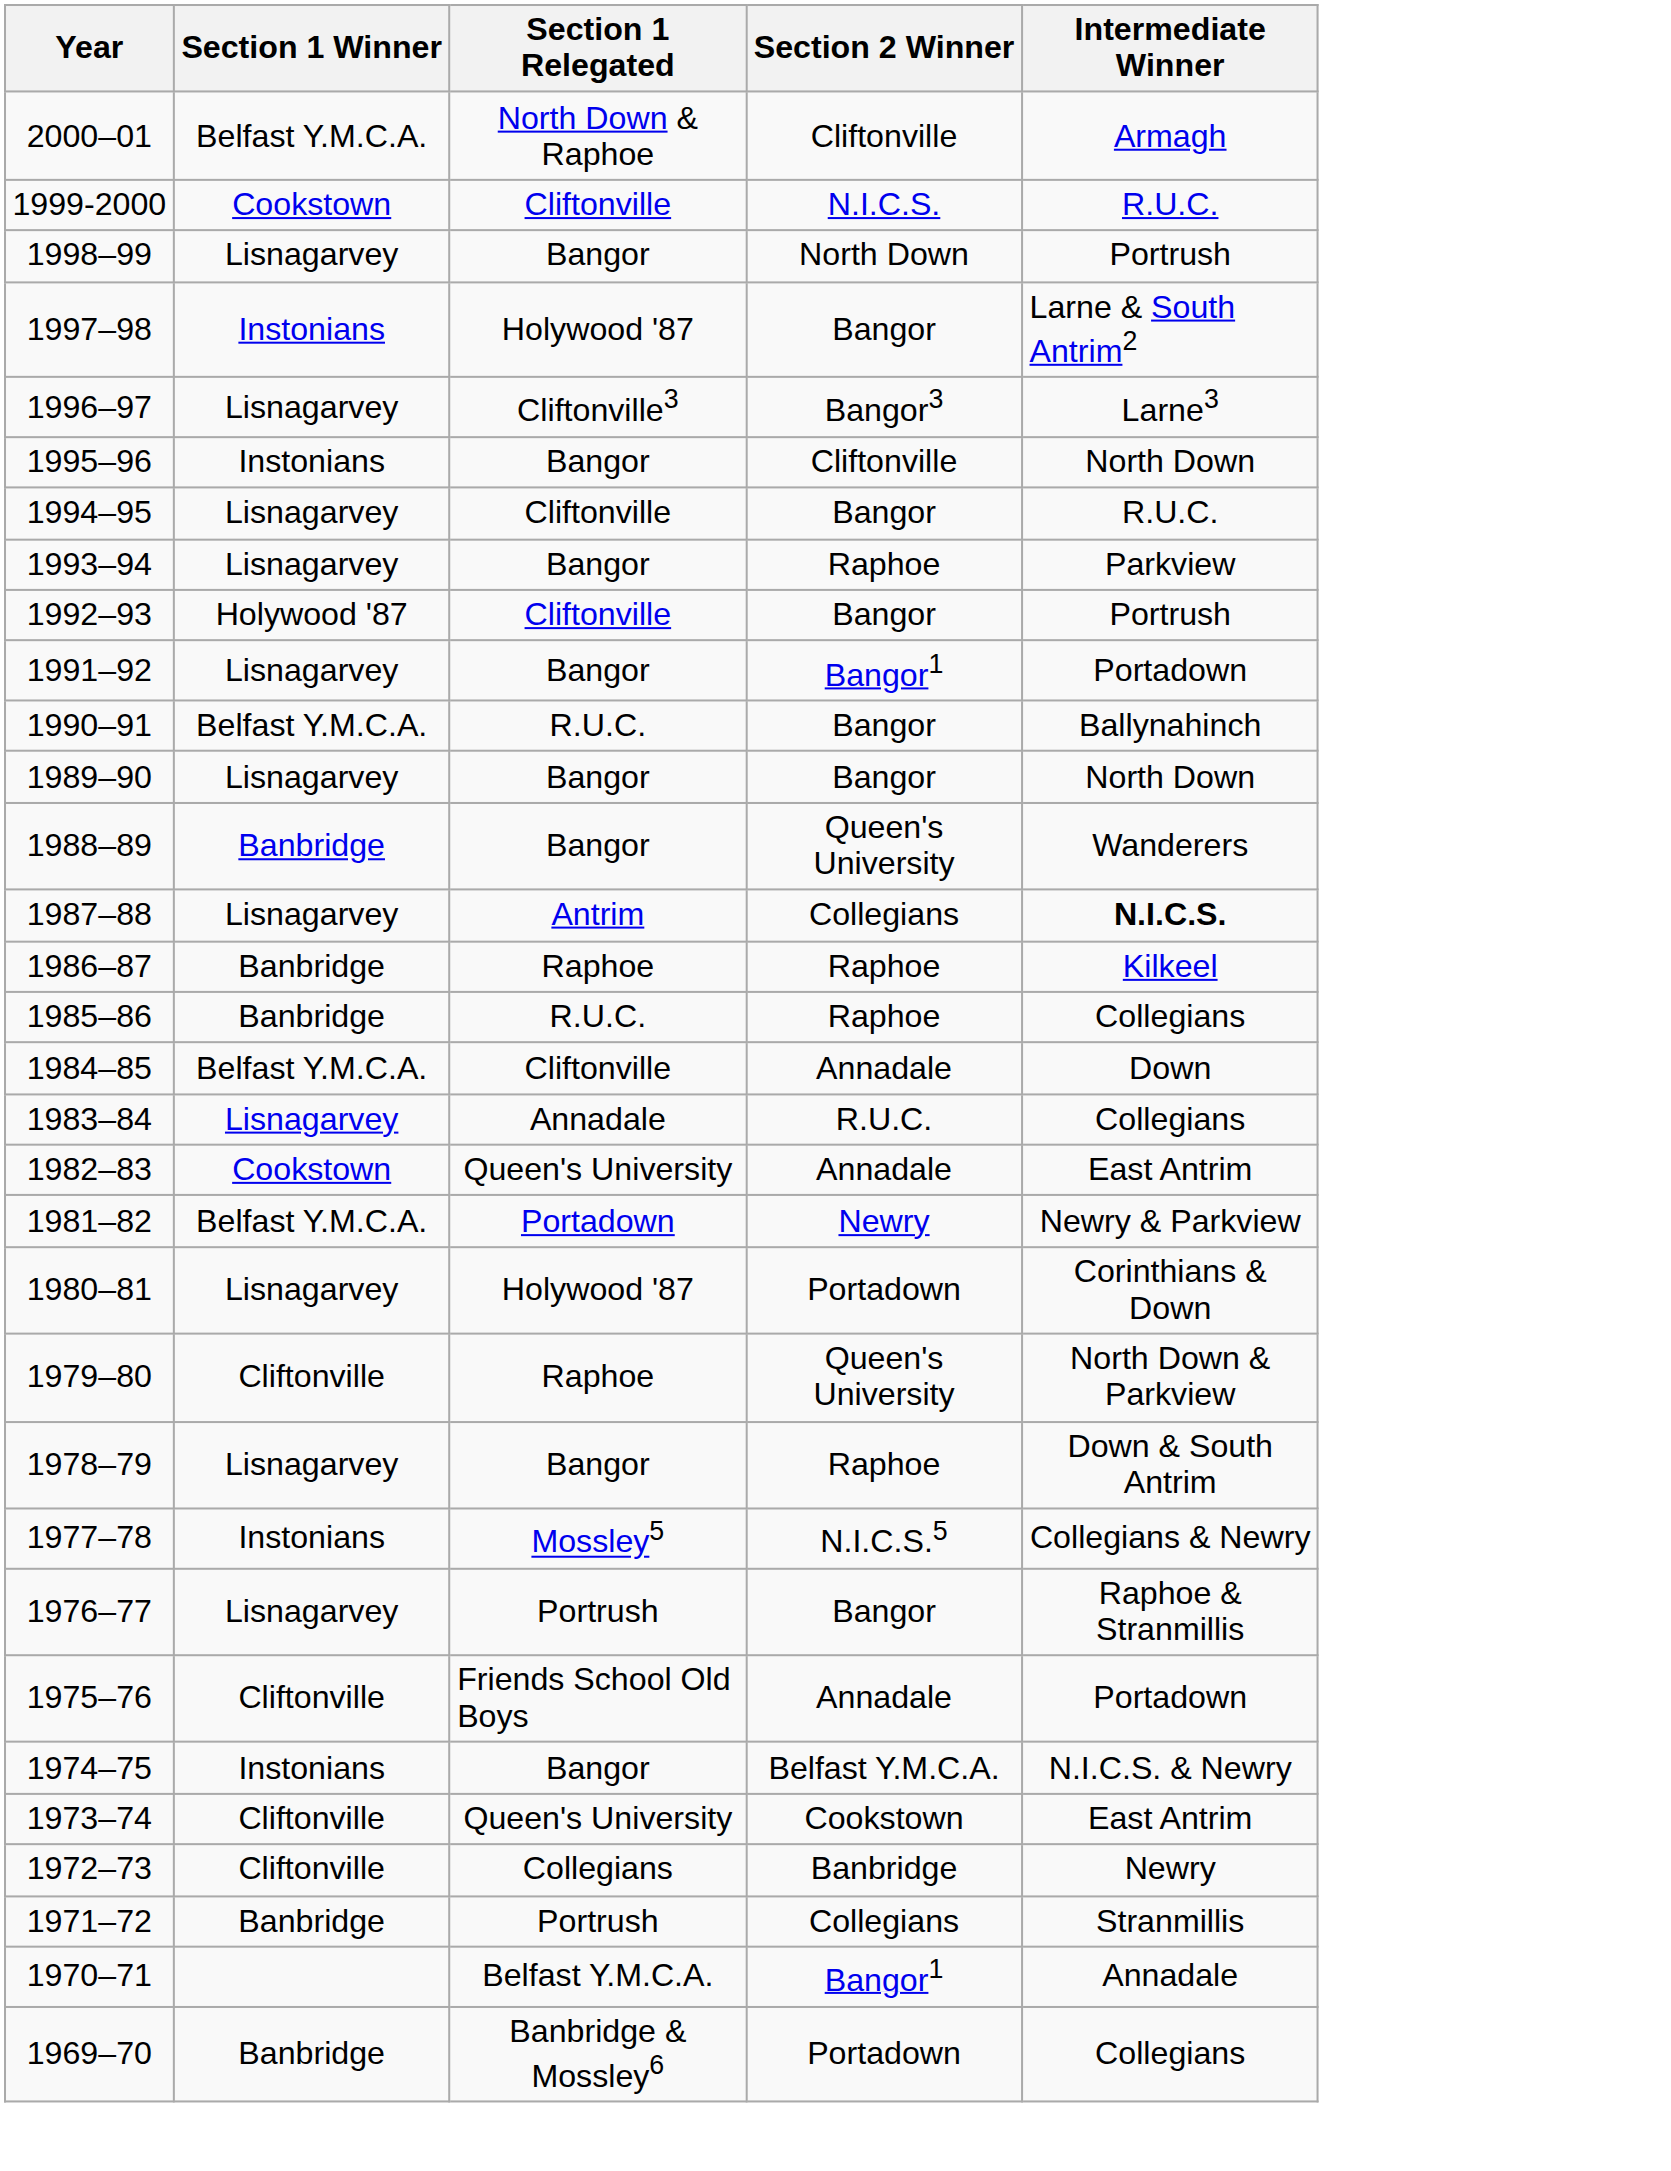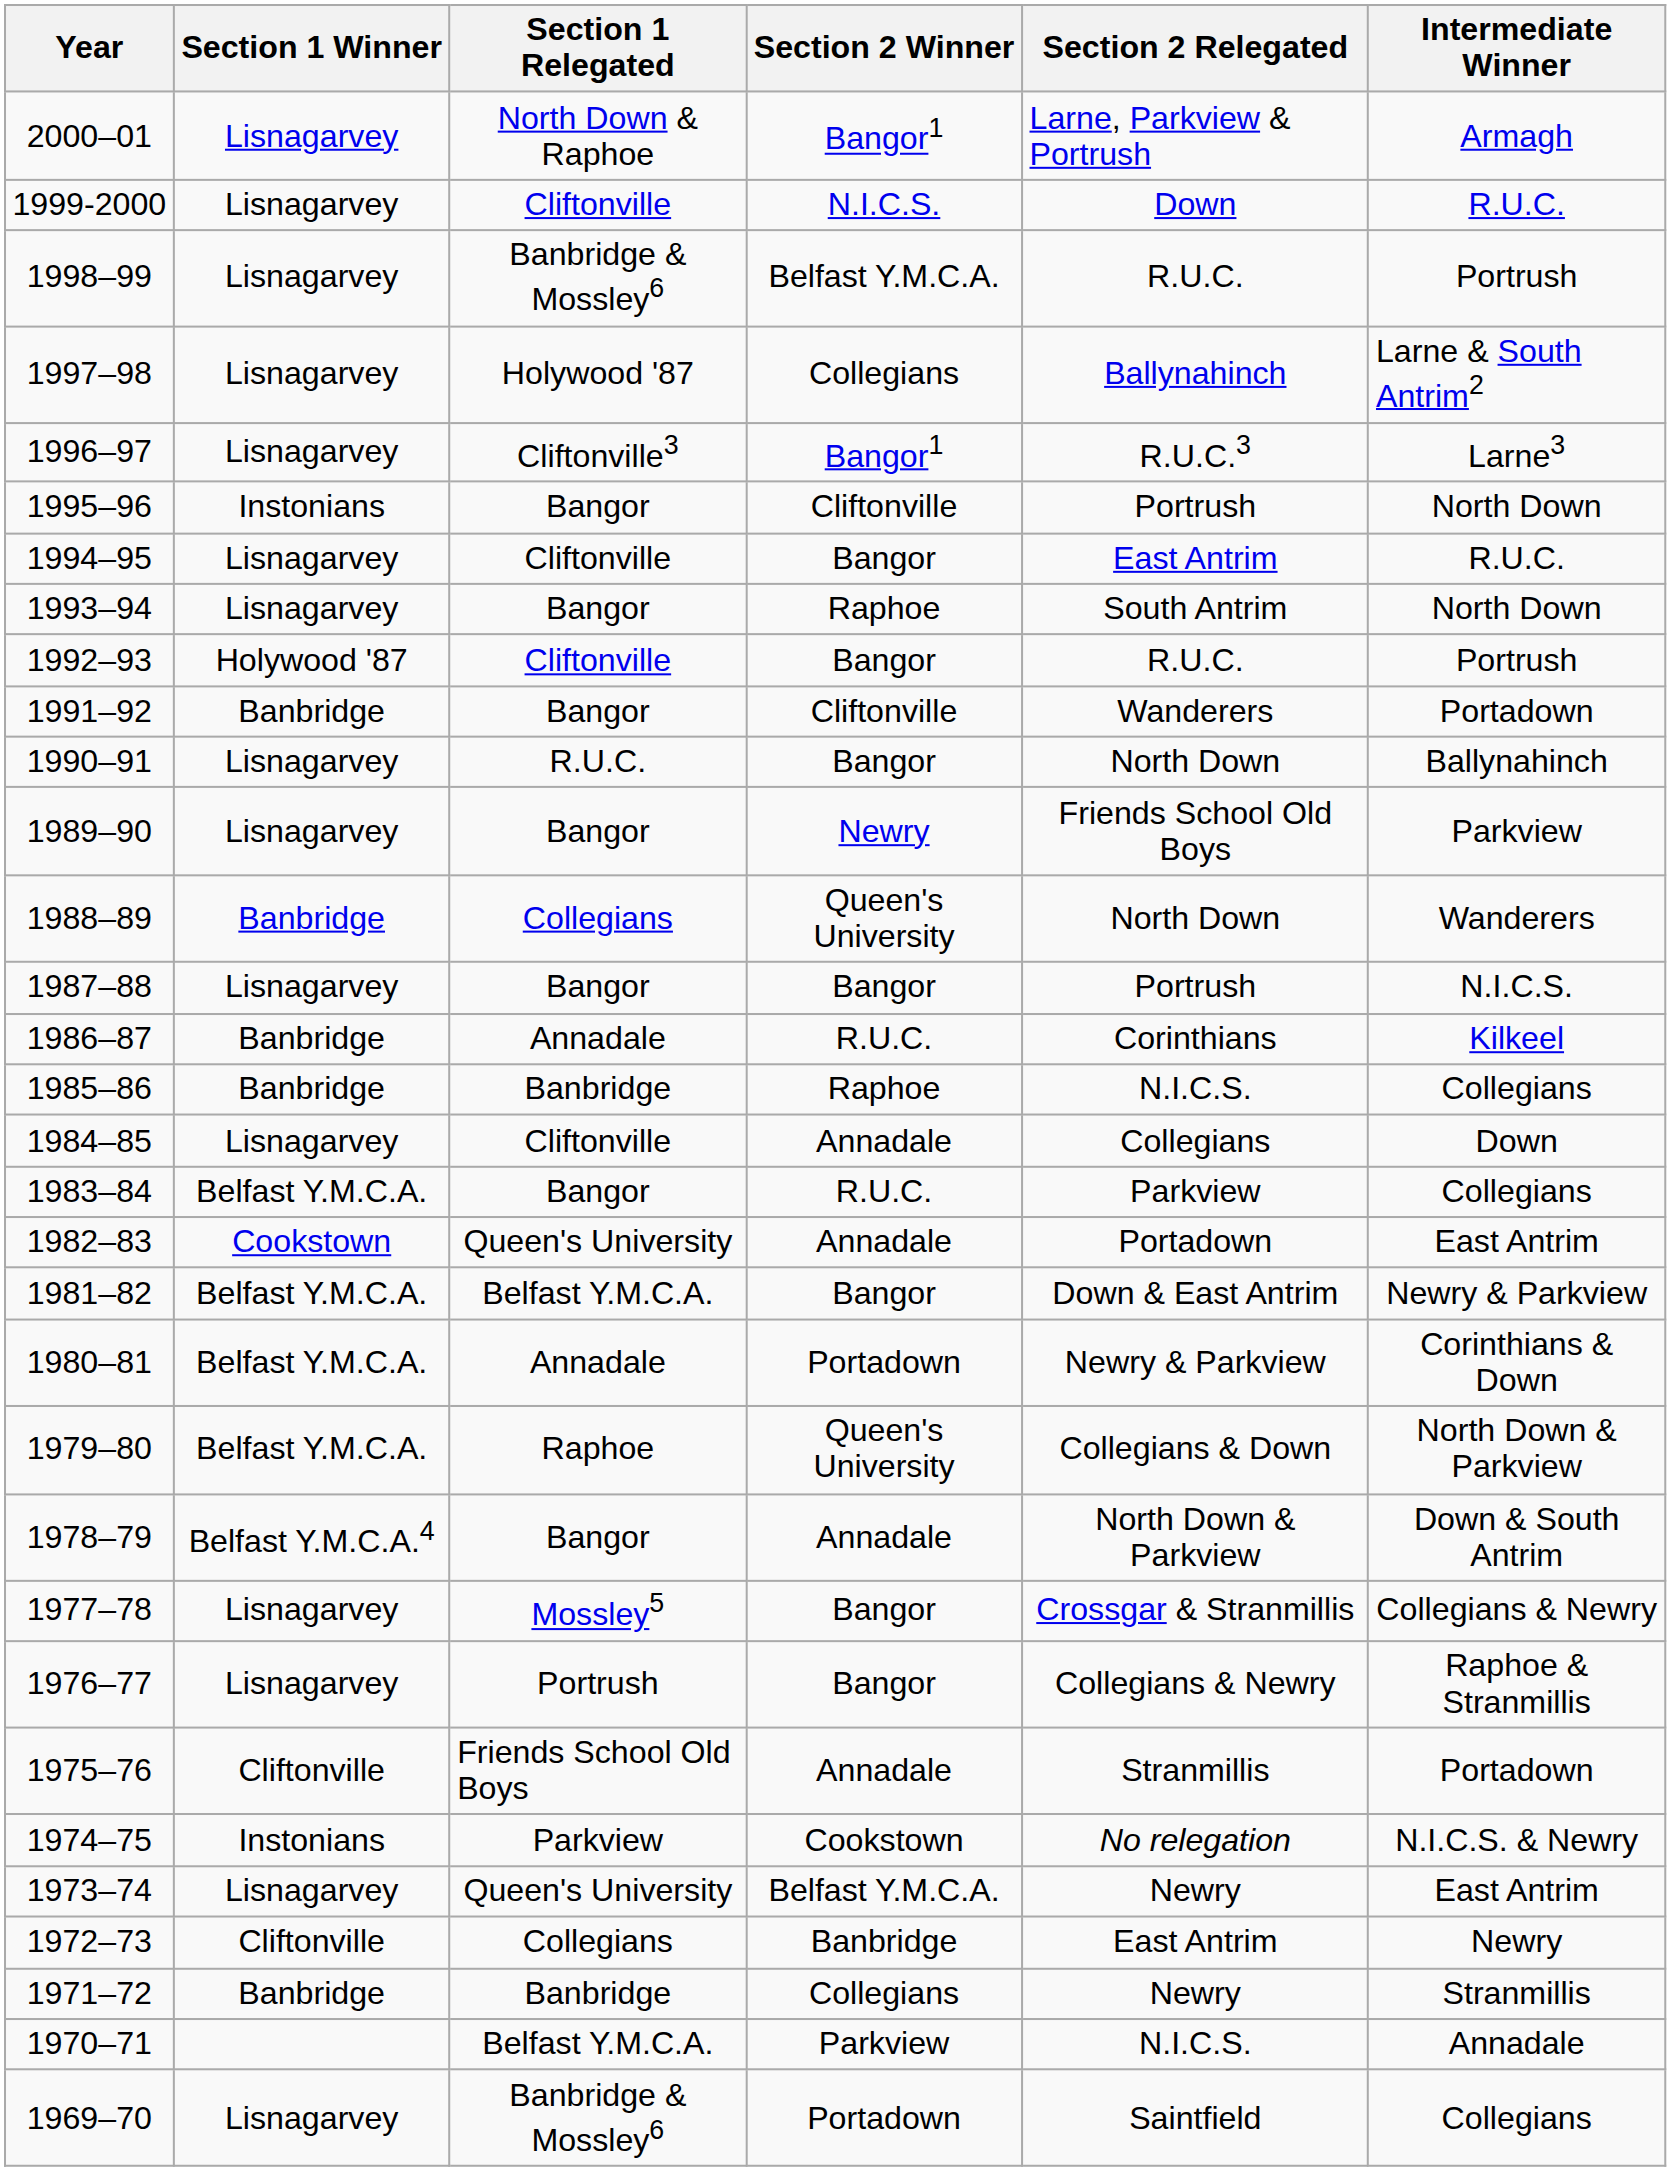+ column: (1195, 48)
(312, 135) Belfast Y.M.C.A. -> (312, 135) Lisnagarvey
(884, 135) Cliftonville -> (884, 135) Bangor1
(312, 204) Cookstown -> (312, 204) Lisnagarvey
(598, 255) Bangor -> (598, 277) Banbridge & Mossley6
(884, 255) North Down -> (884, 277) Belfast Y.M.C.A.
(312, 328) Instonians -> (312, 373) Lisnagarvey
(884, 328) Bangor -> (884, 373) Collegians
(884, 406) Bangor3 -> (884, 451) Bangor1
(1170, 563) Parkview -> (1517, 608) North Down
(312, 670) Lisnagarvey -> (312, 710) Banbridge
(884, 670) Bangor1 -> (884, 710) Cliftonville
(312, 725) Belfast Y.M.C.A. -> (312, 761) Lisnagarvey
(884, 776) Bangor -> (884, 830) Newry
(1170, 776) North Down -> (1517, 830) Parkview
(598, 845) Bangor -> (598, 918) Collegians
(598, 914) Antrim -> (598, 987) Bangor
(884, 914) Collegians -> (884, 987) Bangor
(1170, 914) bold -> (1517, 987) normal
(598, 965) Raphoe -> (598, 1038) Annadale
(884, 965) Raphoe -> (884, 1038) R.U.C.
(598, 1016) R.U.C. -> (598, 1089) Banbridge
(312, 1067) Belfast Y.M.C.A. -> (312, 1140) Lisnagarvey
(312, 1118) Lisnagarvey -> (312, 1191) Belfast Y.M.C.A.
(598, 1118) Annadale -> (598, 1191) Bangor
(598, 1220) Portadown -> (598, 1293) Belfast Y.M.C.A.
(884, 1220) Newry -> (884, 1293) Bangor
(312, 1289) Lisnagarvey -> (312, 1362) Belfast Y.M.C.A.
(598, 1289) Holywood '87 -> (598, 1362) Annadale
(312, 1377) Cliftonville -> (312, 1449) Belfast Y.M.C.A.
(312, 1464) Lisnagarvey -> (312, 1536) Belfast Y.M.C.A.4
(884, 1464) Raphoe -> (884, 1536) Annadale
(312, 1537) Instonians -> (312, 1610) Lisnagarvey
(884, 1537) N.I.C.S.5 -> (884, 1610) Bangor
(598, 1767) Bangor -> (598, 1839) Parkview
(884, 1767) Belfast Y.M.C.A. -> (884, 1839) Cookstown
(312, 1818) Cliftonville -> (312, 1890) Lisnagarvey
(884, 1818) Cookstown -> (884, 1890) Belfast Y.M.C.A.
(598, 1920) Portrush -> (598, 1992) Banbridge
(884, 1975) Bangor1 -> (884, 2043) Parkview
(312, 2053) Banbridge -> (312, 2117) Lisnagarvey
